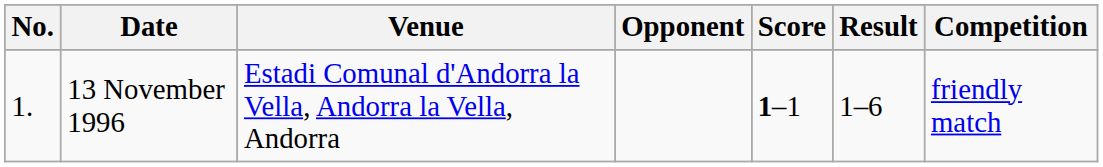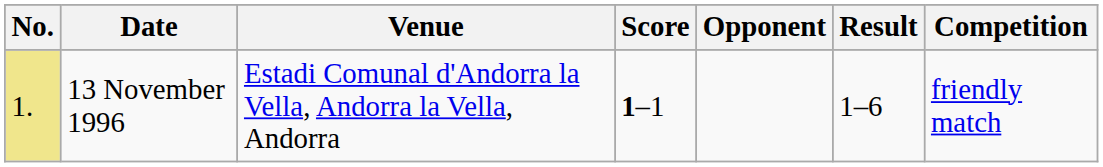columns swapped: (683, 27) <-> (792, 27)
(22, 105) no background -> (22, 105) khaki background
